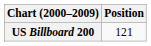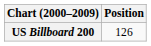(124, 31) 121 -> (124, 31) 126
